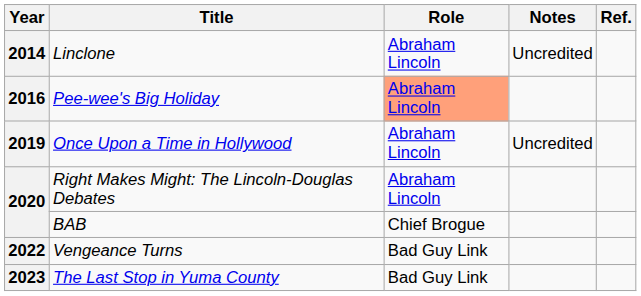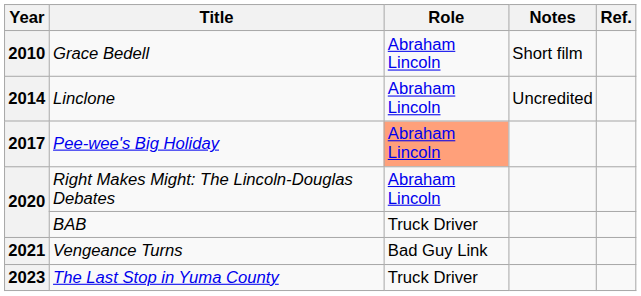+ row: (101, 53)
(27, 98) 2016 -> (27, 143) 2017
- row: (172, 143)
(436, 224) Chief Brogue -> (433, 224) Truck Driver
(27, 250) 2022 -> (27, 250) 2021
(438, 277) Bad Guy Link -> (433, 277) Truck Driver
